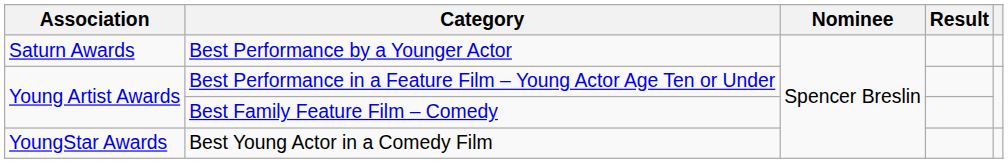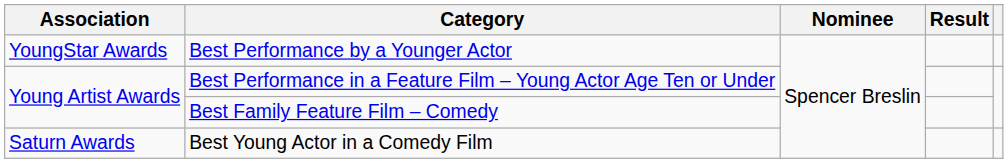(72, 50) Saturn Awards -> (88, 50) YoungStar Awards
(88, 142) YoungStar Awards -> (72, 142) Saturn Awards
